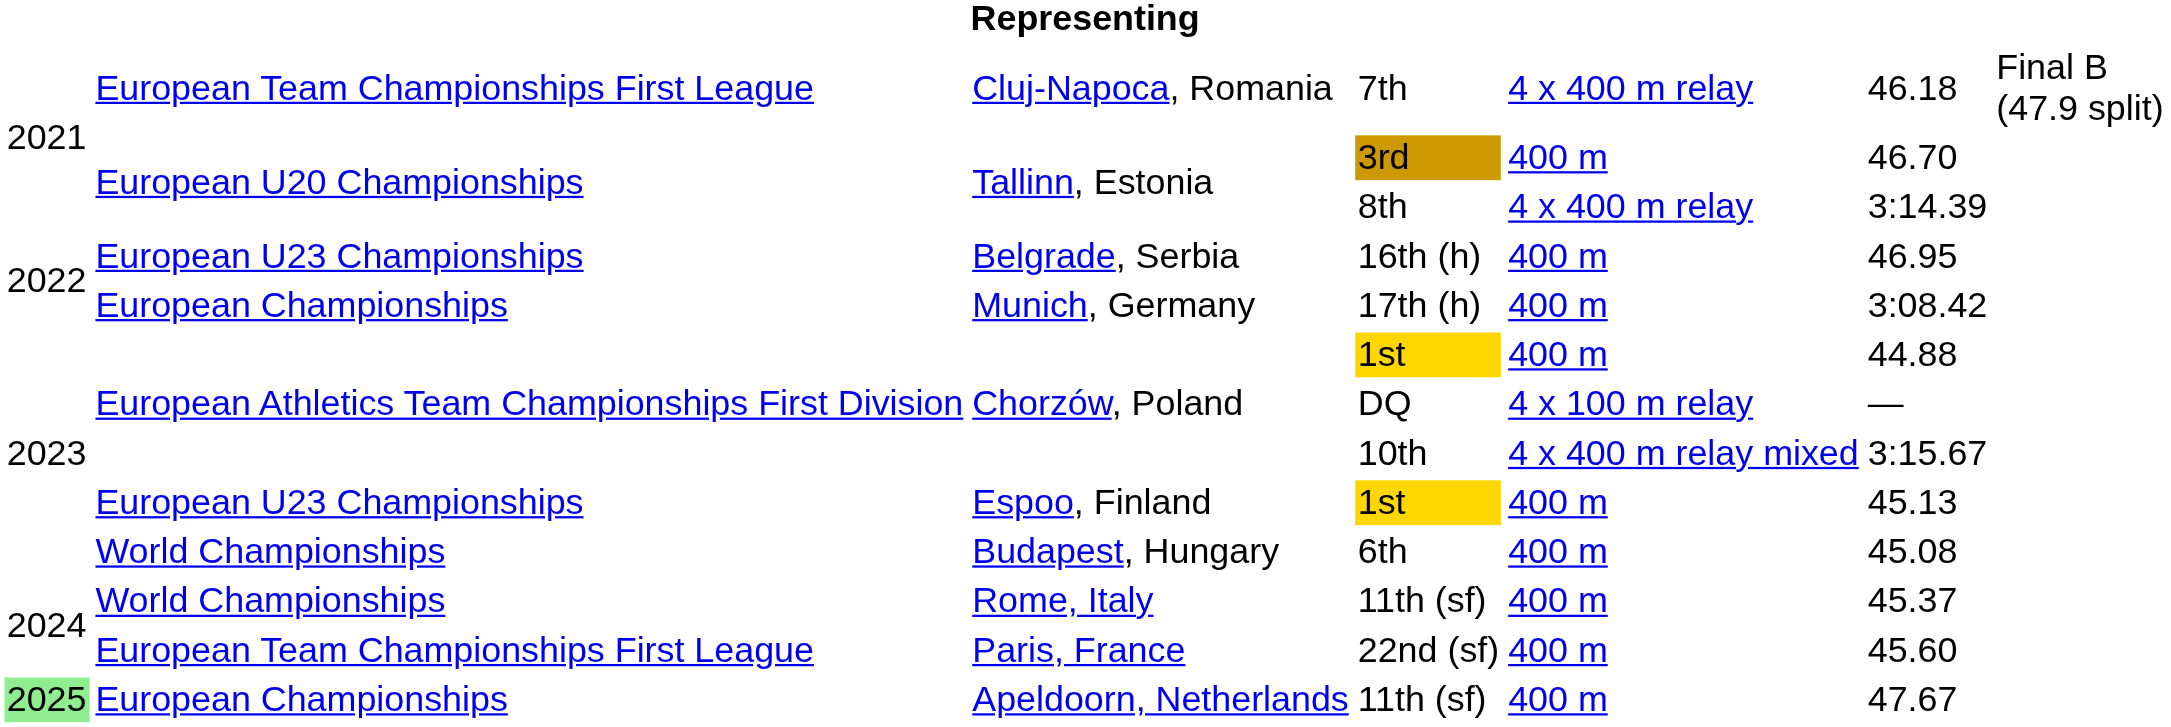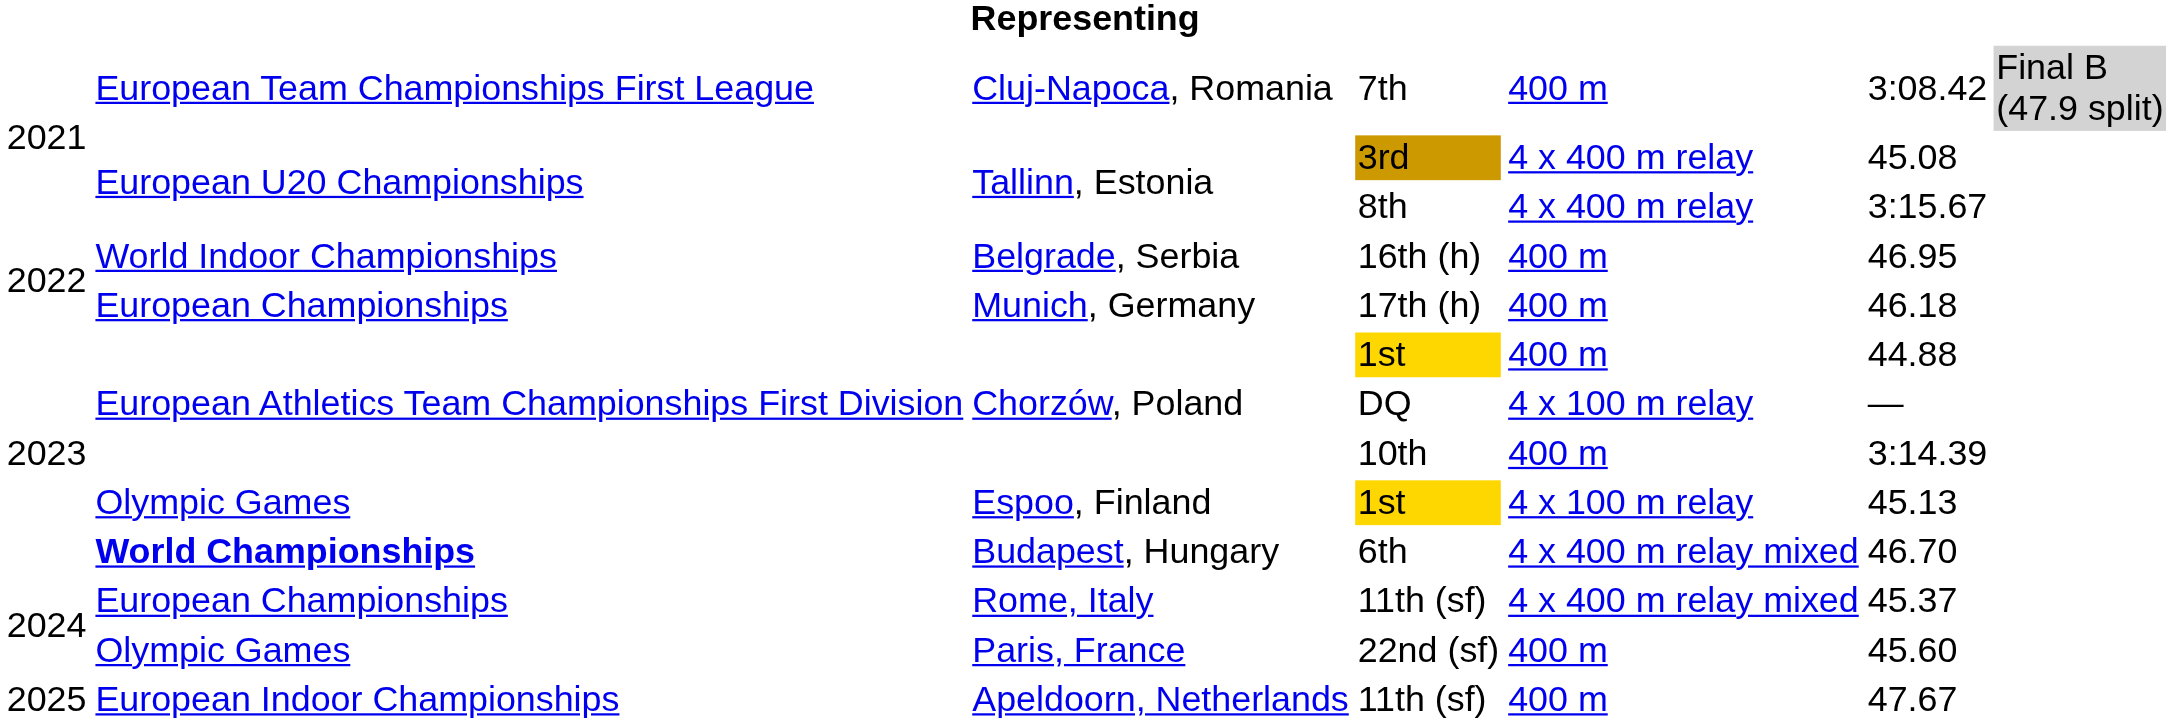(1631, 87) 4 x 400 m relay -> (1558, 87) 400 m
(1913, 87) 46.18 -> (1928, 87) 3:08.42
(2080, 87) no background -> (2080, 87) lightgrey background
(1558, 157) 400 m -> (1631, 157) 4 x 400 m relay
(1913, 157) 46.70 -> (1913, 157) 45.08
(1928, 206) 3:14.39 -> (1928, 206) 3:15.67
(339, 255) European U23 Championships -> (326, 255) World Indoor Championships
(1928, 304) 3:08.42 -> (1913, 304) 46.18
(1683, 452) 4 x 400 m relay mixed -> (1558, 452) 400 m
(1928, 452) 3:15.67 -> (1928, 452) 3:14.39
(339, 502) European U23 Championships -> (223, 502) Olympic Games
(1558, 502) 400 m -> (1631, 502) 4 x 100 m relay
(270, 551) normal -> (285, 551) bold
(1558, 551) 400 m -> (1683, 551) 4 x 400 m relay mixed
(1913, 551) 45.08 -> (1913, 551) 46.70
(270, 600) World Championships -> (302, 600) European Championships
(1558, 600) 400 m -> (1683, 600) 4 x 400 m relay mixed
(455, 649) European Team Championships First League -> (223, 649) Olympic Games
(47, 699) lightgreen background -> (47, 699) no background
(302, 699) European Championships -> (357, 699) European Indoor Championships
